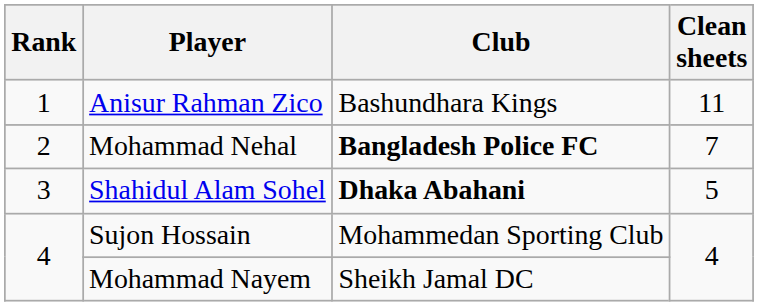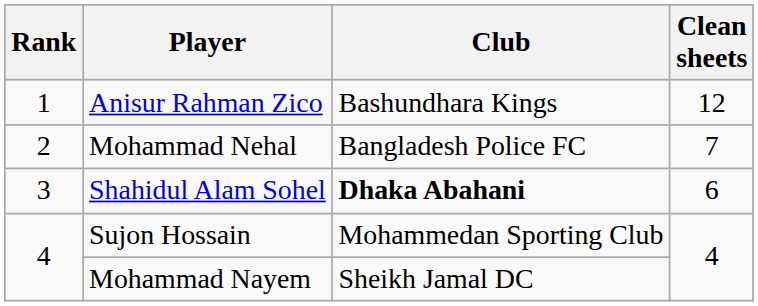(712, 102) 11 -> (712, 102) 12
(469, 146) bold -> (462, 146) normal
(712, 190) 5 -> (712, 190) 6
